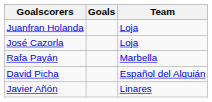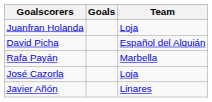rows swapped: (33, 74) <-> (35, 43)
